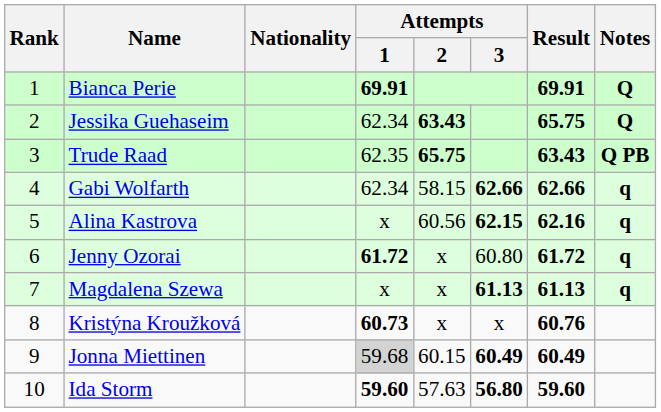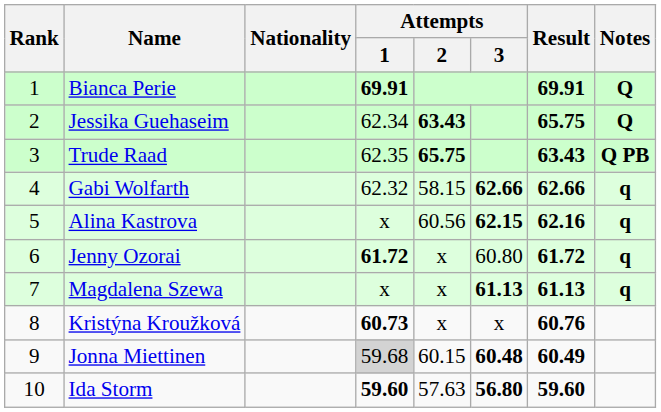(385, 188) 62.34 -> (385, 188) 62.32
(499, 356) 60.49 -> (499, 356) 60.48
